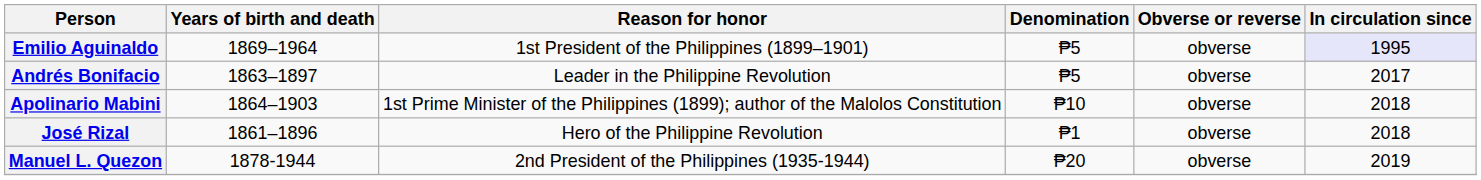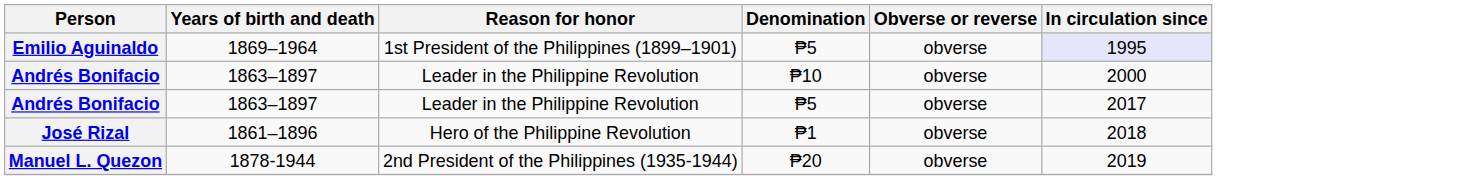+ row: (85, 76)
- row: (85, 104)
